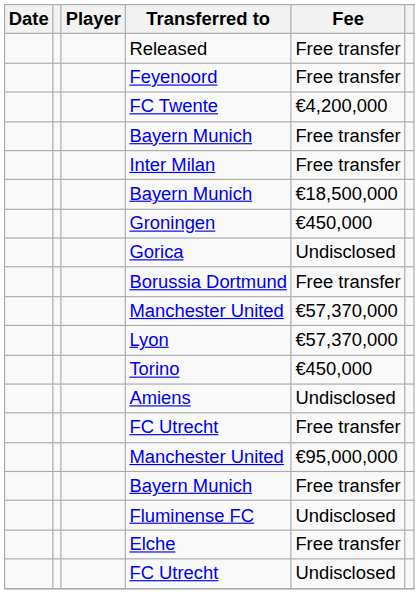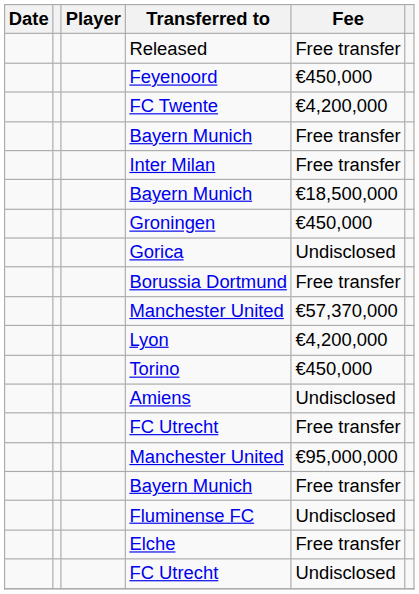(348, 77) Free transfer -> (334, 77) €450,000
(347, 340) €57,370,000 -> (341, 340) €4,200,000
